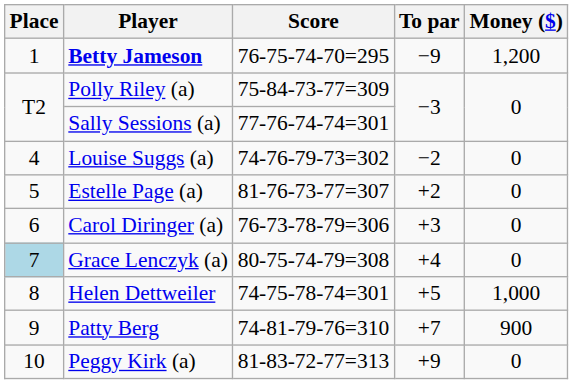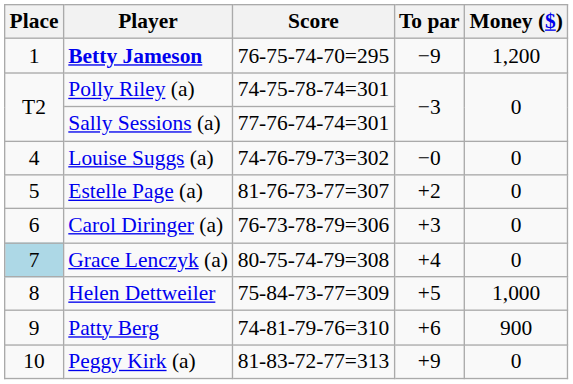(313, 89) 75-84-73-77=309 -> (313, 89) 74-75-78-74=301
(429, 157) −2 -> (429, 157) −0
(313, 293) 74-75-78-74=301 -> (313, 293) 75-84-73-77=309
(429, 327) +7 -> (429, 327) +6
